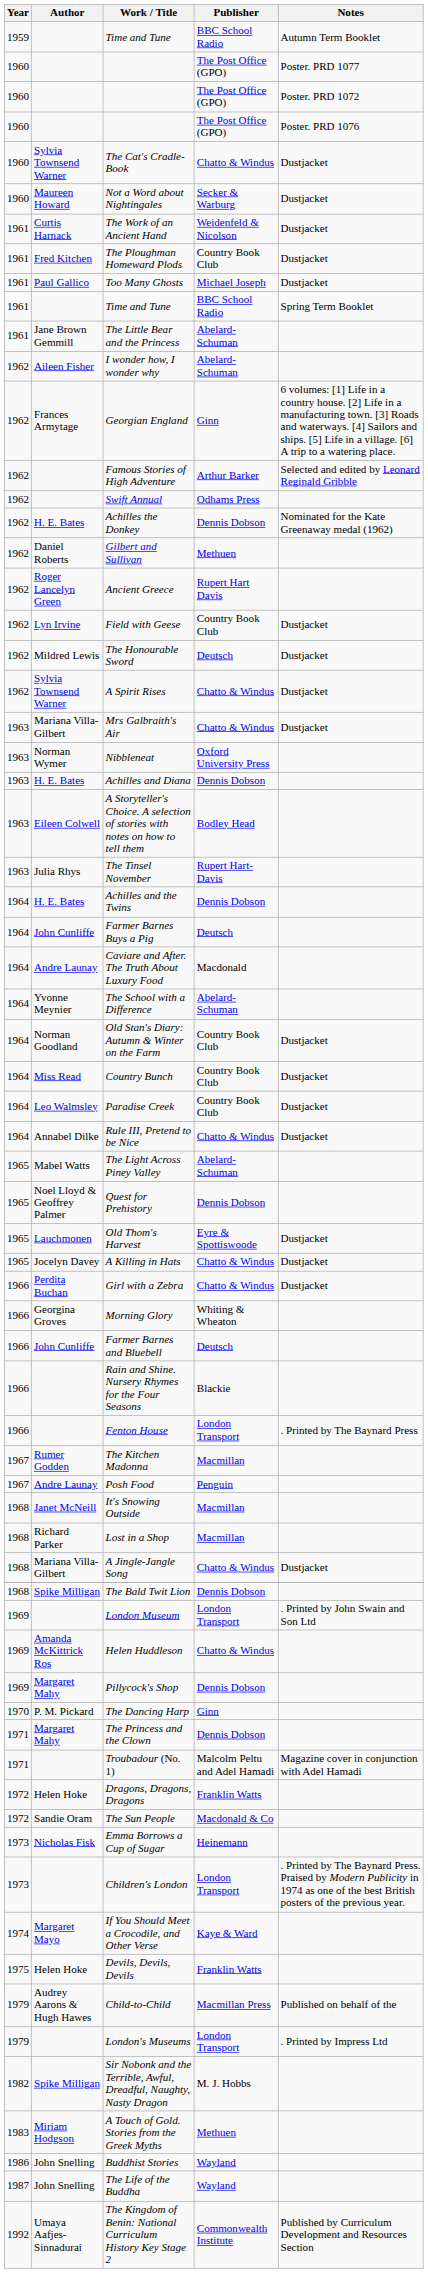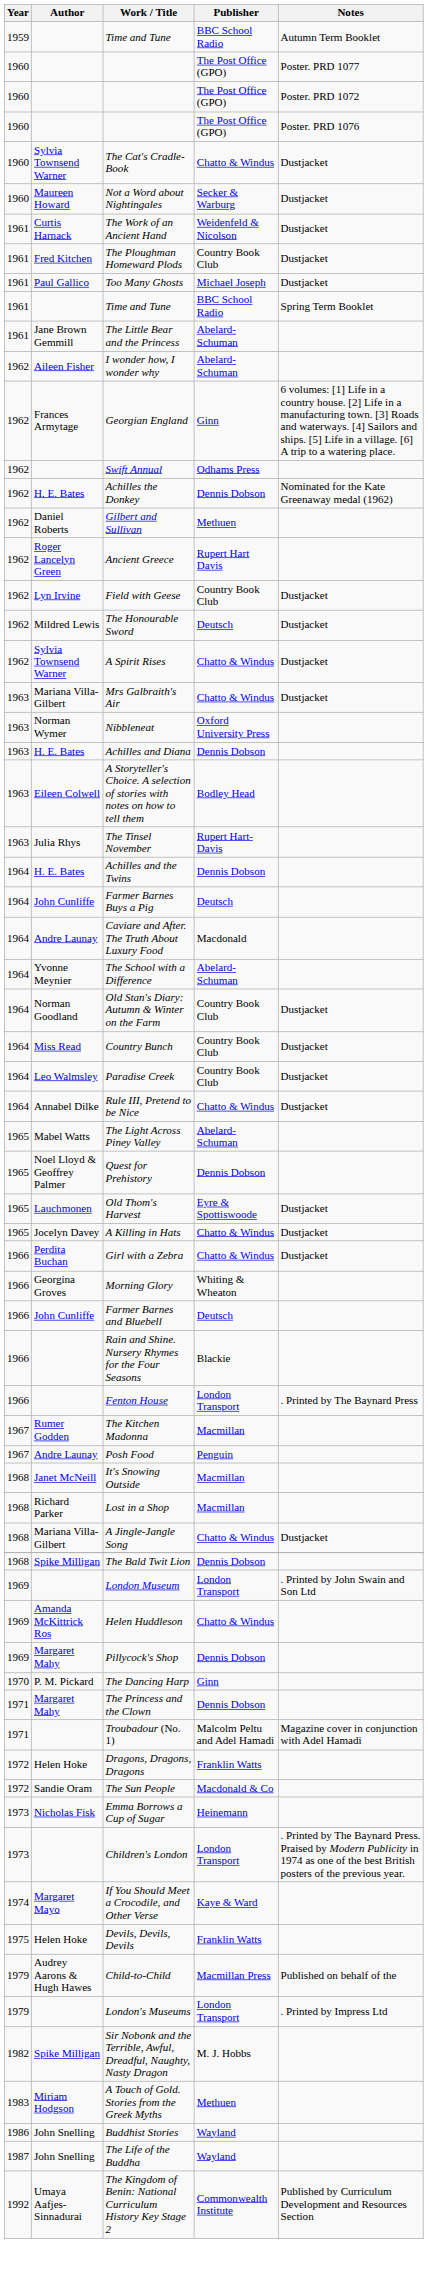- row: (18, 475)
